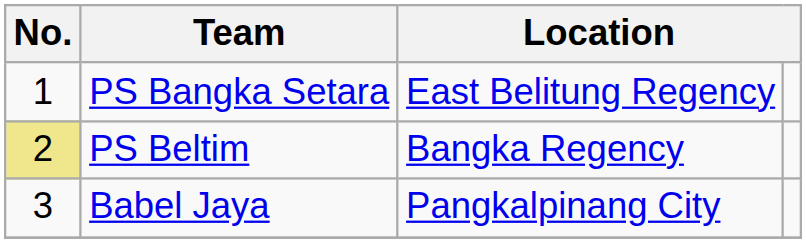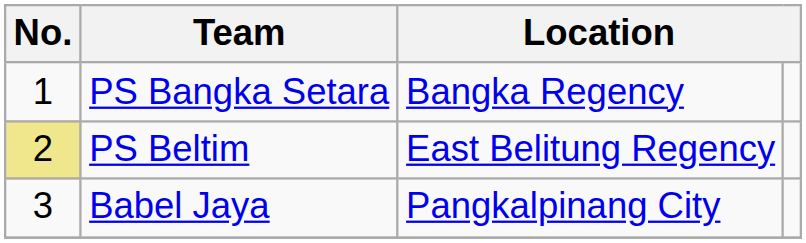(591, 91) East Belitung Regency -> (545, 91) Bangka Regency
(545, 149) Bangka Regency -> (591, 149) East Belitung Regency
